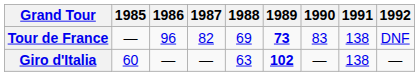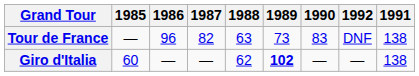columns swapped: (357, 15) <-> (395, 15)
(244, 37) 69 -> (244, 37) 63
(282, 37) bold -> (282, 37) normal
(244, 60) 63 -> (244, 60) 62
